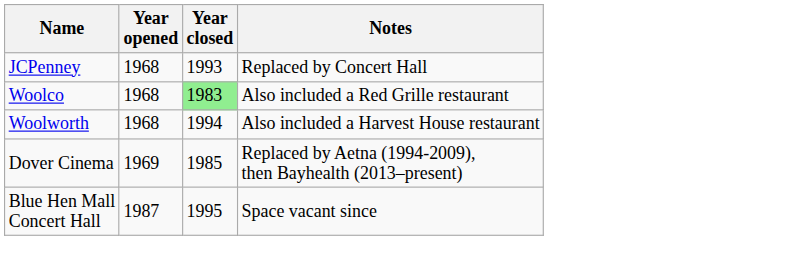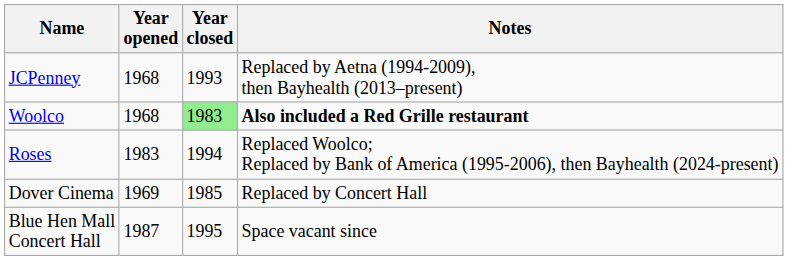(334, 67) Replaced by Concert Hall -> (358, 77) Replaced by Aetna (1994-2009), then Bayhealth (2013–present)
(375, 95) normal -> (385, 115) bold
- row: (49, 124)
+ row: (30, 154)
(358, 162) Replaced by Aetna (1994-2009), then Bayhealth (2013–present) -> (334, 192) Replaced by Concert Hall
